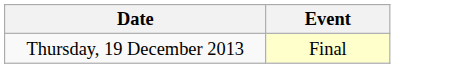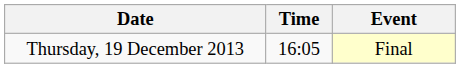+ column: (299, 19)
